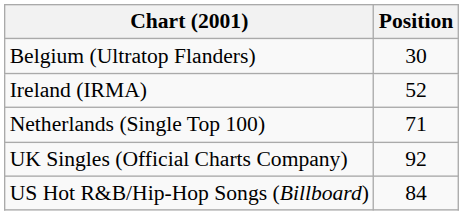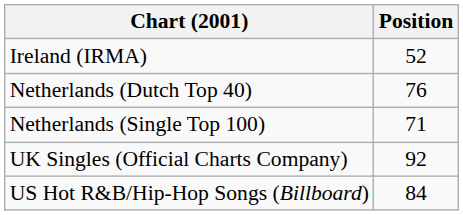- row: (133, 55)
+ row: (131, 90)
